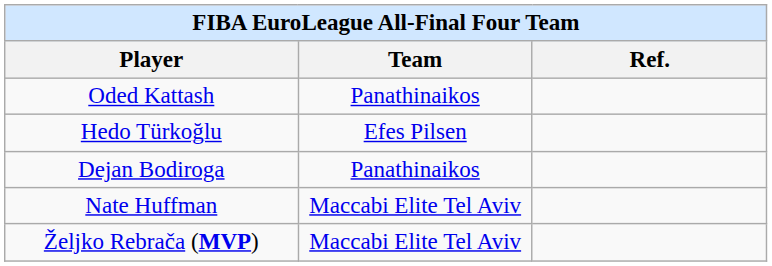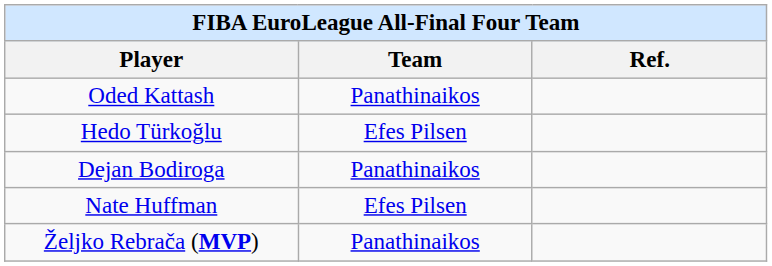(415, 205) Maccabi Elite Tel Aviv -> (415, 205) Efes Pilsen
(415, 242) Maccabi Elite Tel Aviv -> (415, 242) Panathinaikos
